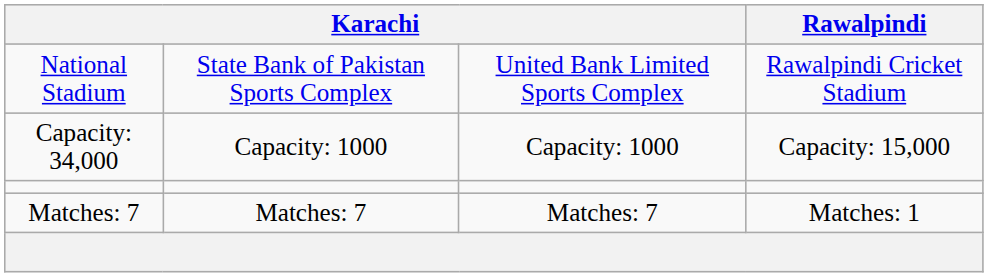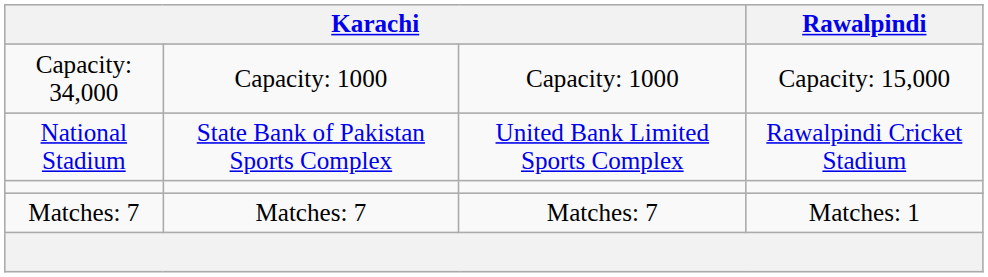rows swapped: (84, 78) <-> (84, 146)
